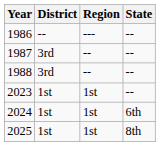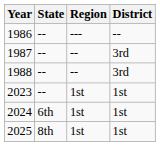columns swapped: (57, 14) <-> (139, 14)
